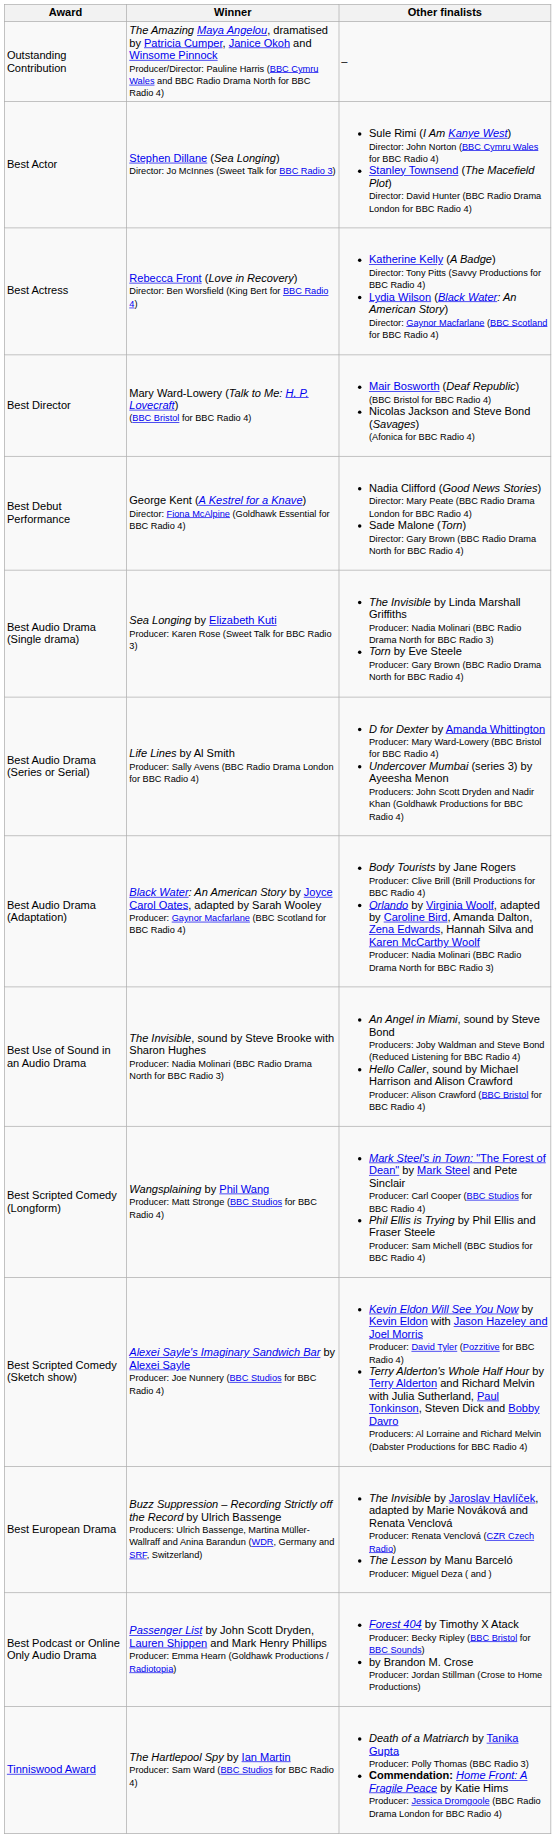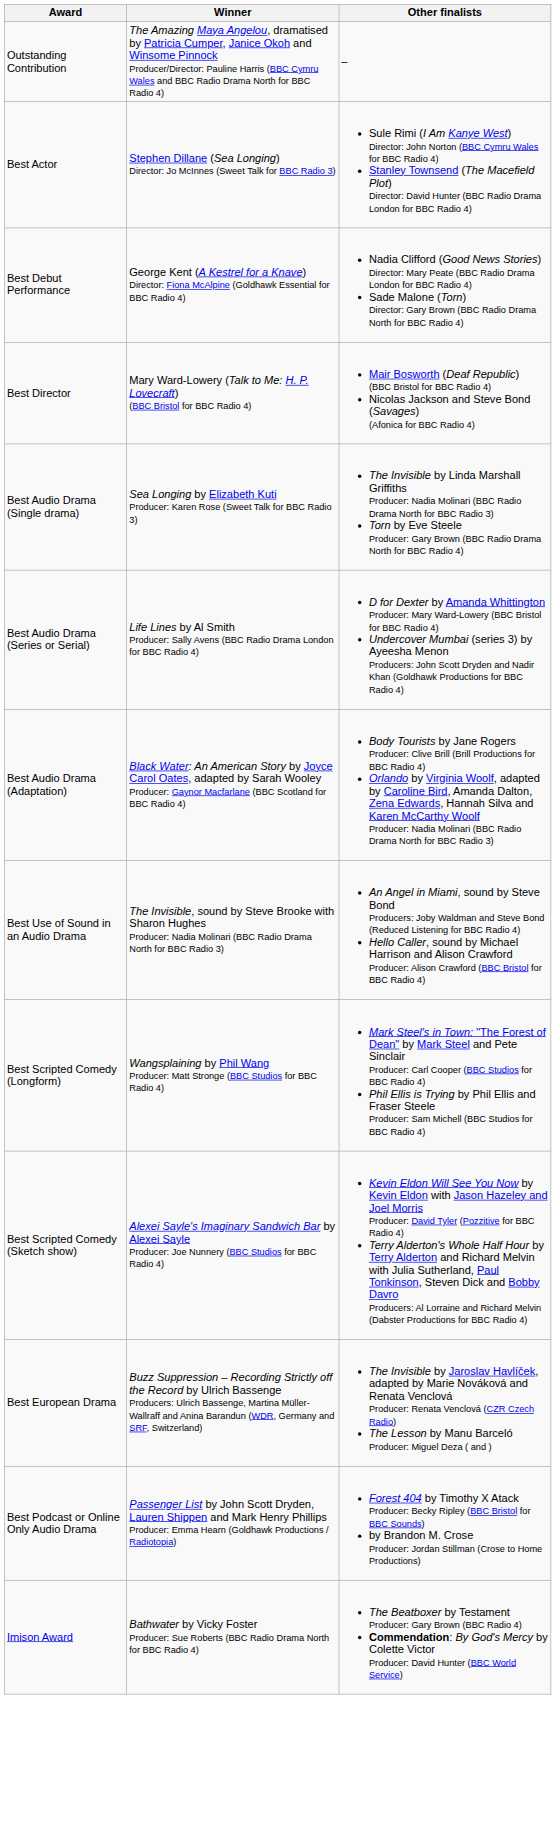- row: (38, 291)
rows swapped: (38, 513) <-> (39, 405)
+ row: (40, 1637)
- row: (51, 1770)
